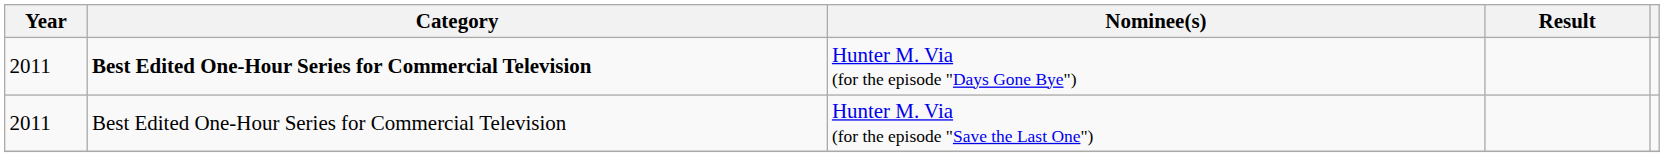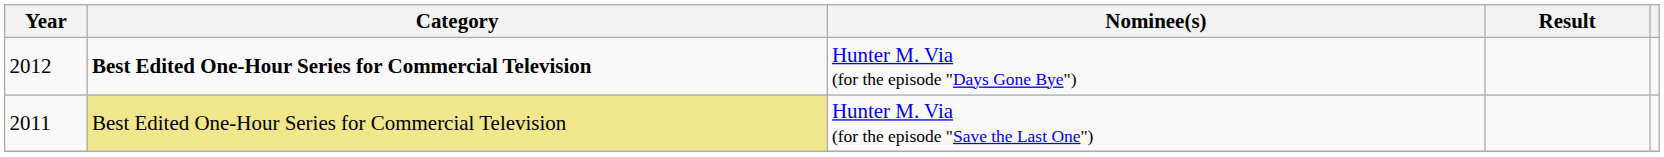(30, 66) 2011 -> (30, 66) 2012
(329, 122) no background -> (329, 122) khaki background
